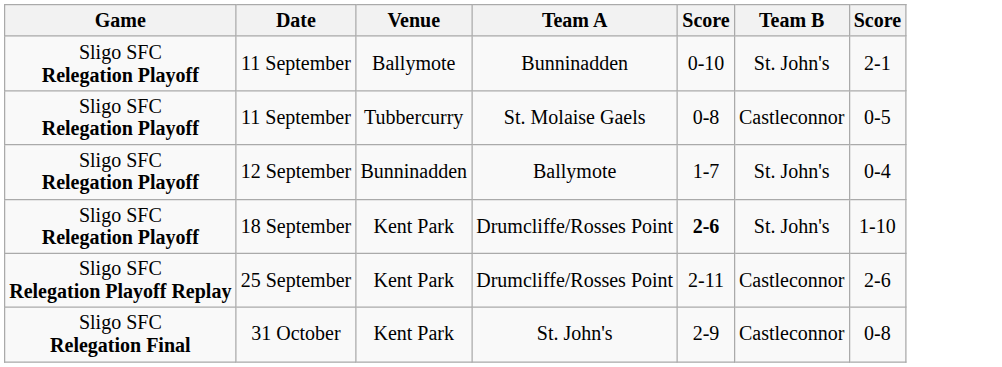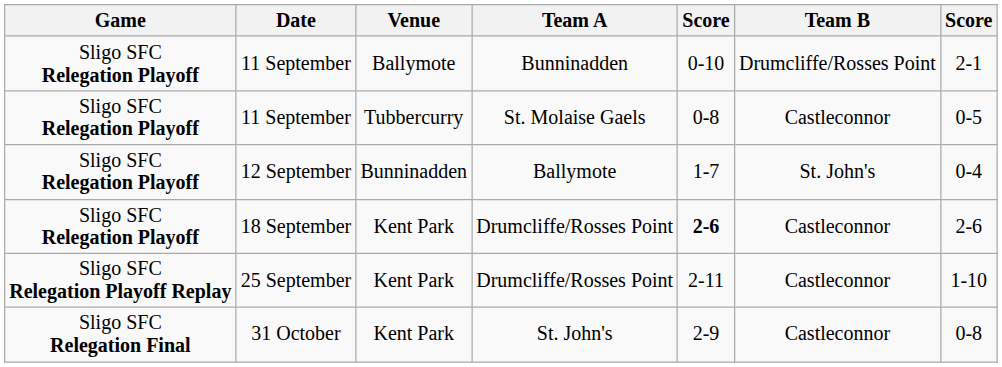(792, 63) St. John's -> (837, 63) Drumcliffe/Rosses Point
(792, 225) St. John's -> (837, 225) Castleconnor
(877, 225) 1-10 -> (969, 225) 2-6
(877, 280) 2-6 -> (969, 280) 1-10
